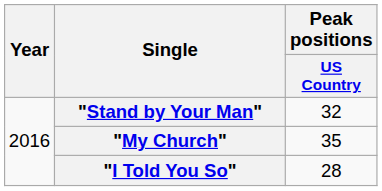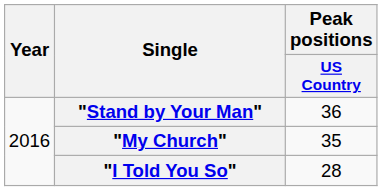(331, 111) 32 -> (331, 111) 36
